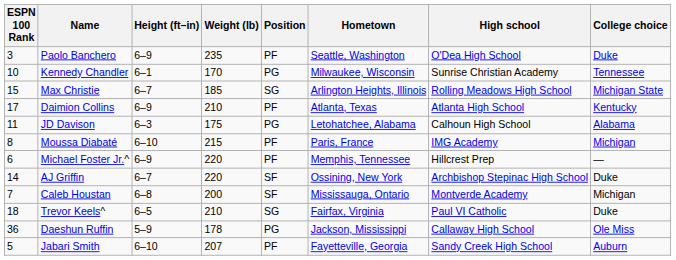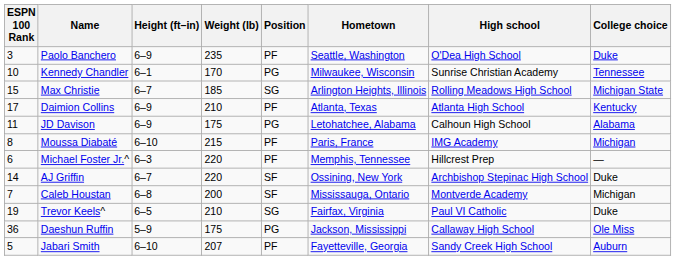(143, 125) 6–3 -> (143, 125) 6–9
(143, 160) 6–9 -> (143, 160) 6–3
(13, 212) 18 -> (13, 212) 19
(213, 229) 178 -> (213, 229) 175
